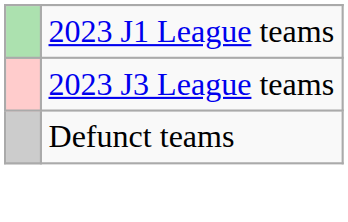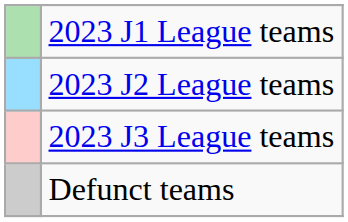+ row: (191, 84)
